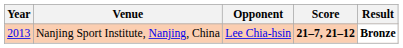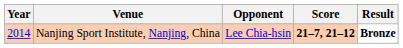(19, 33) 2013 -> (19, 33) 2014
